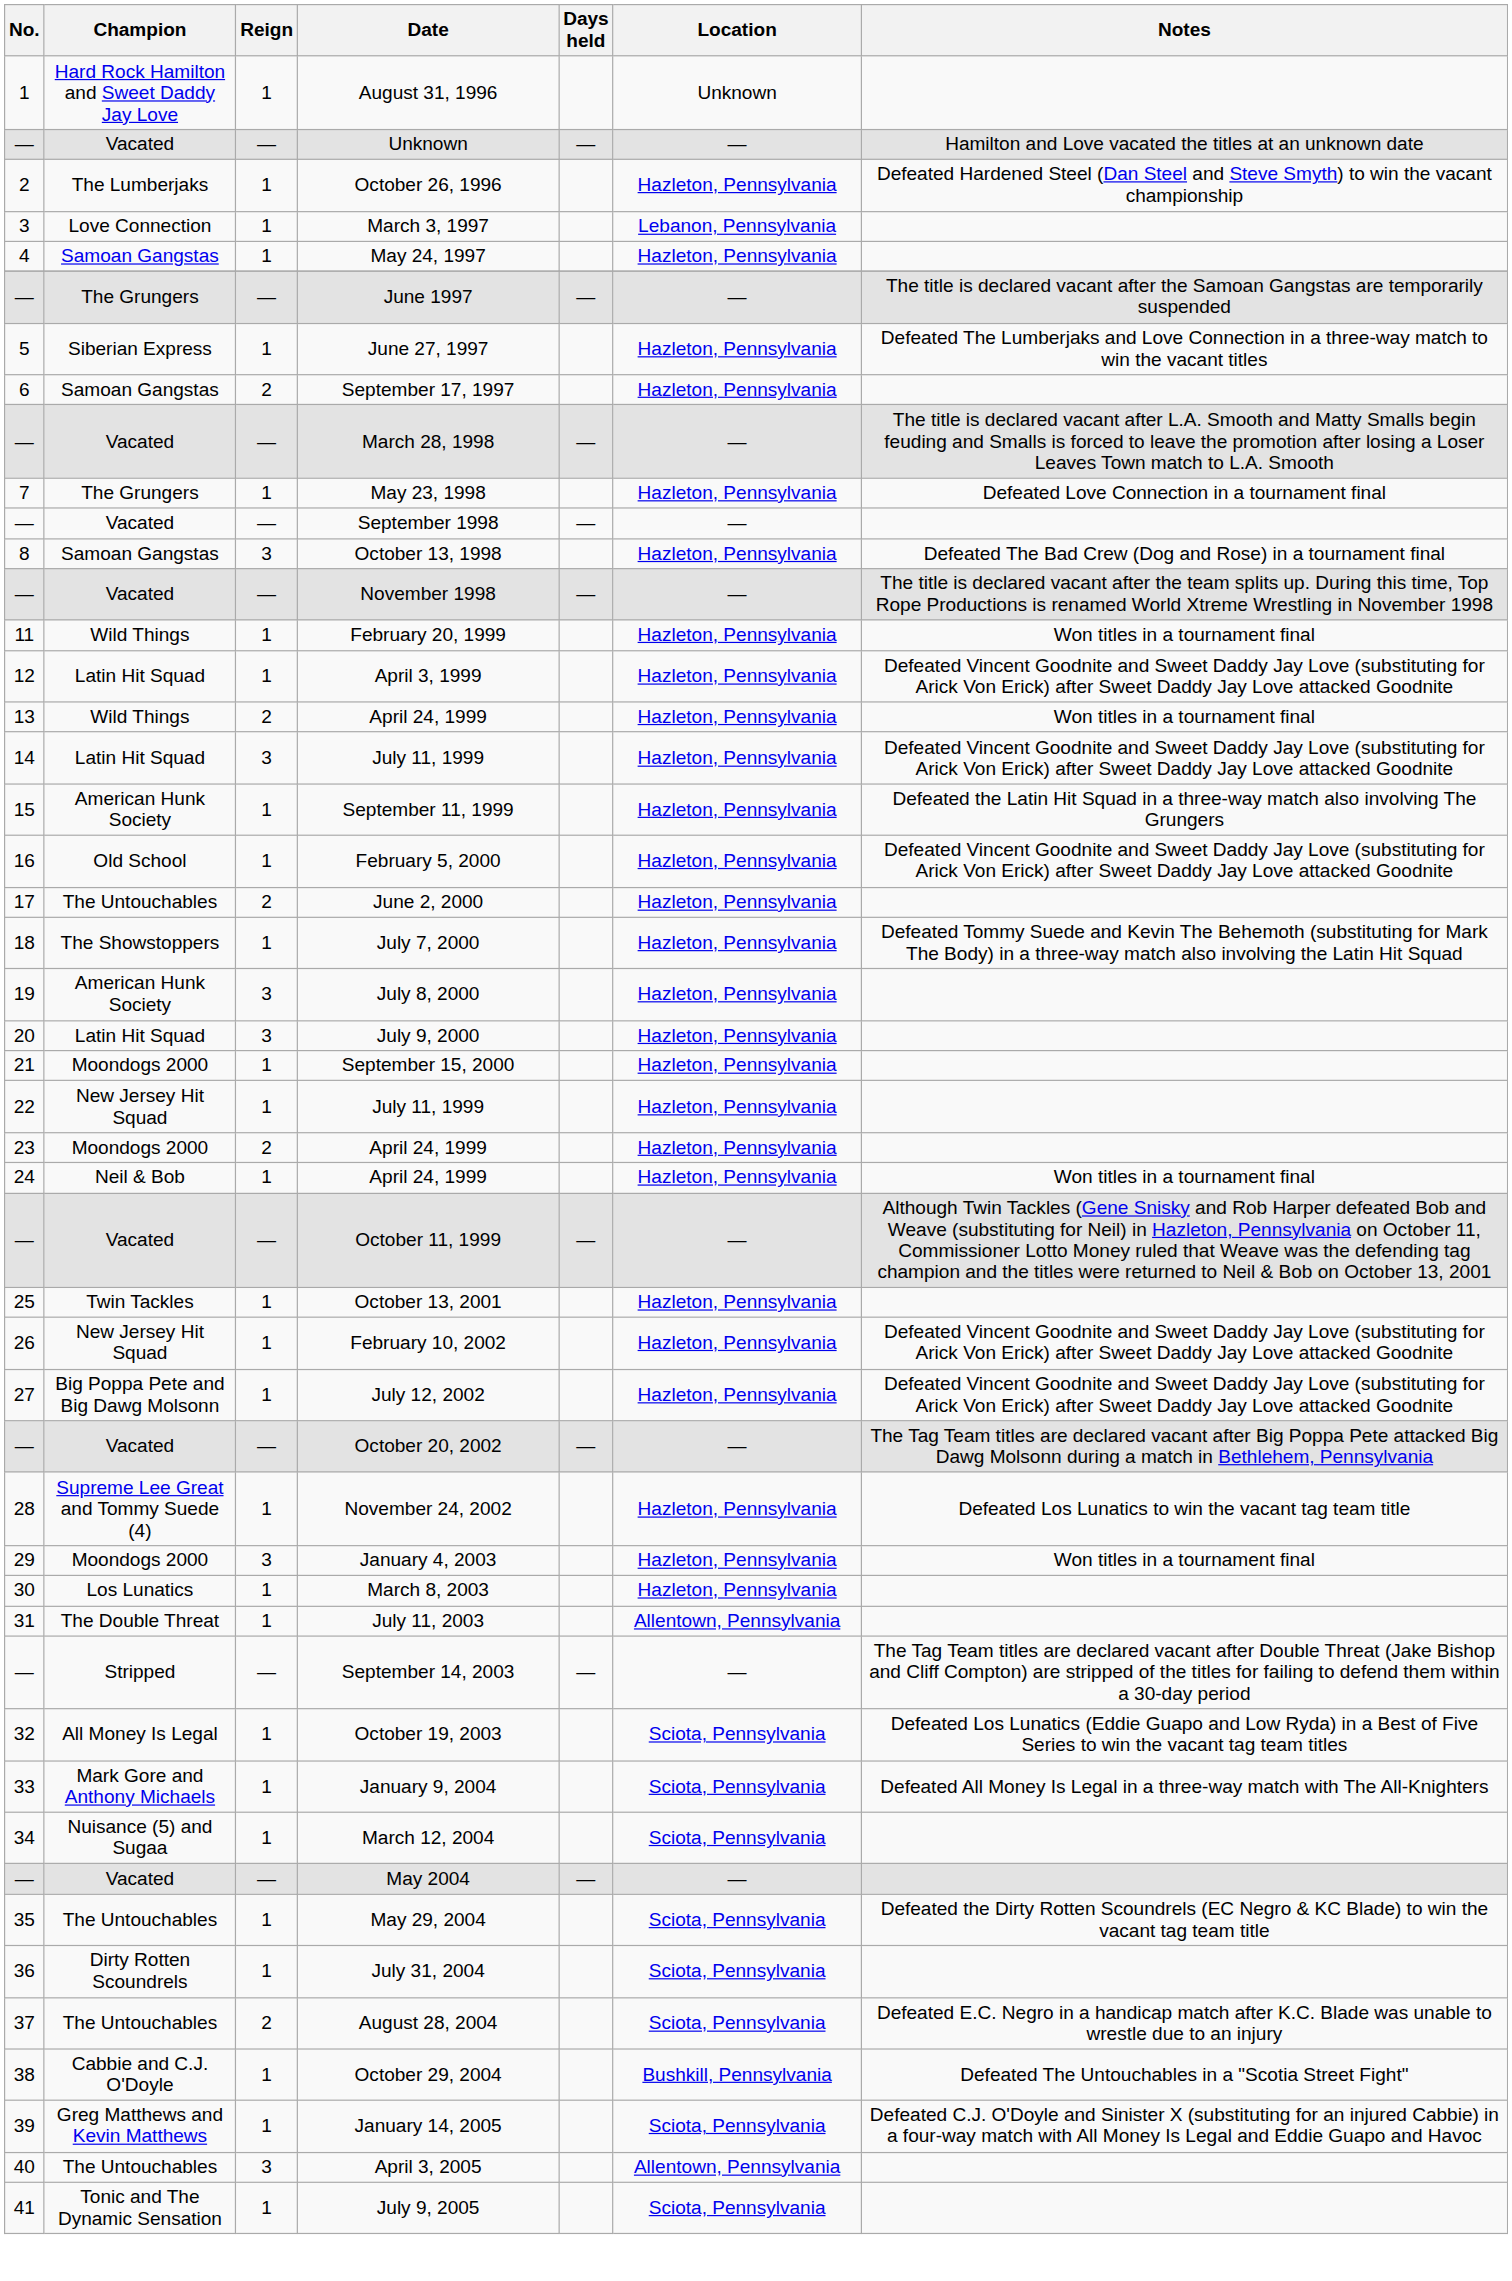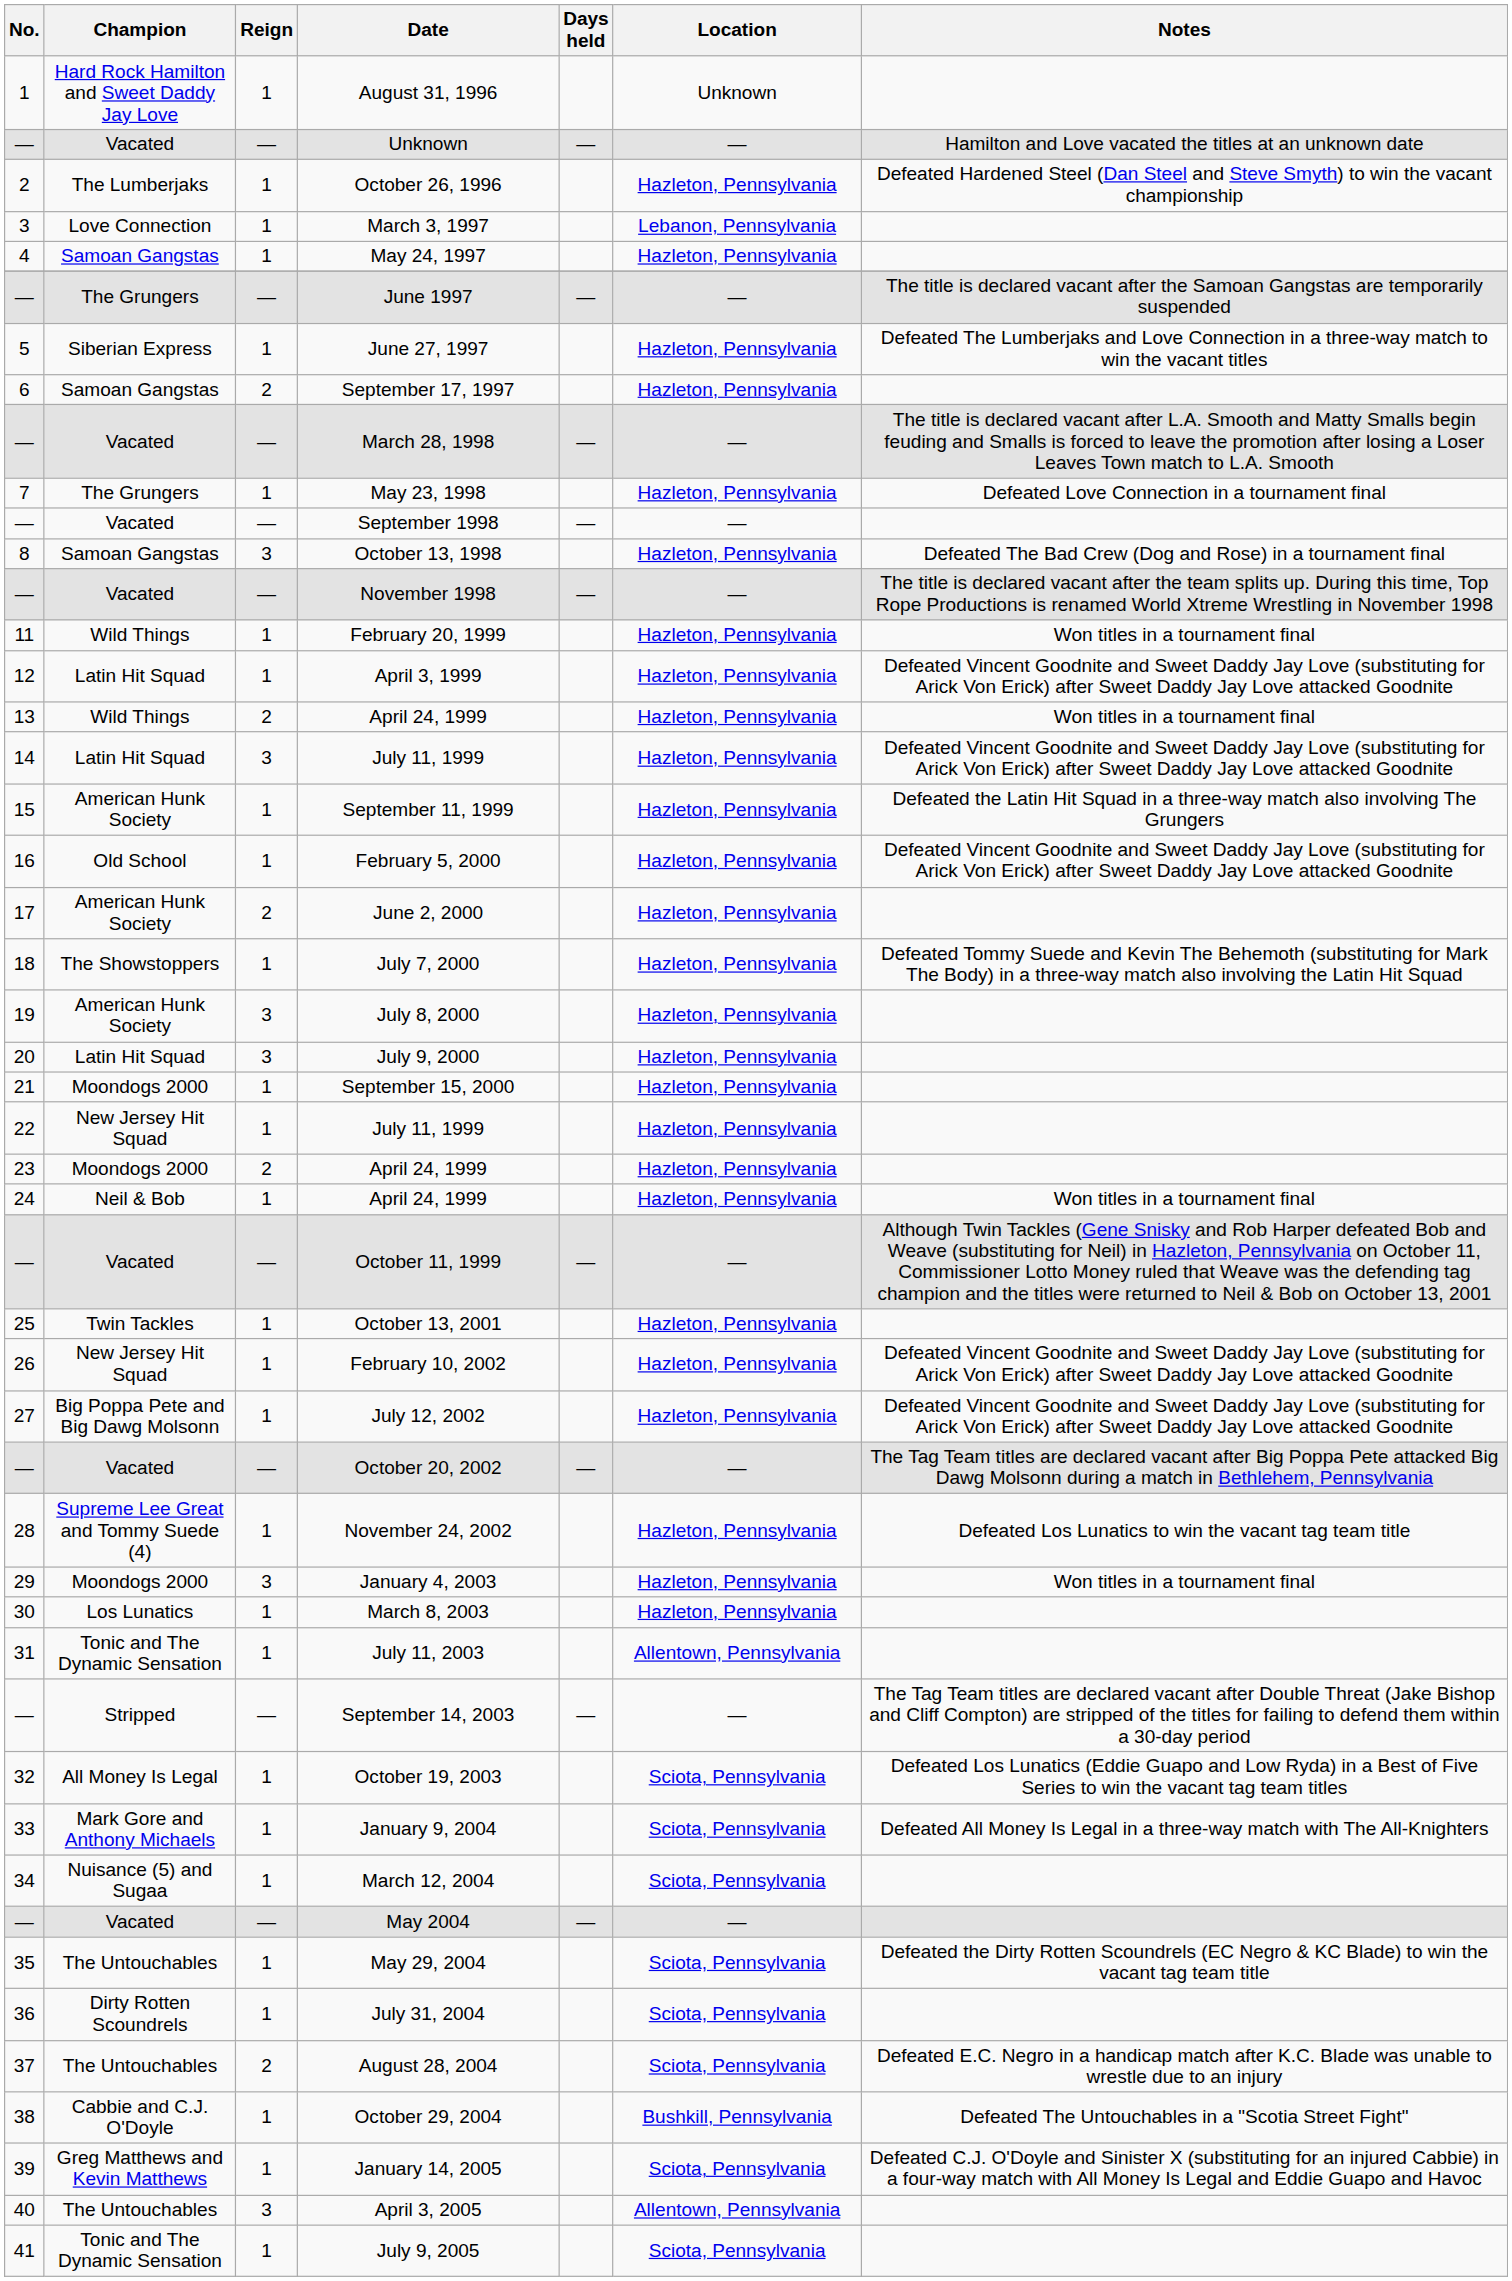(140, 901) The Untouchables -> (140, 912) American Hunk Society
(140, 1620) The Double Threat -> (140, 1652) Tonic and The Dynamic Sensation
